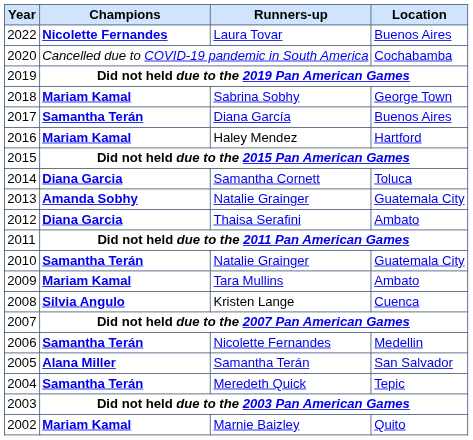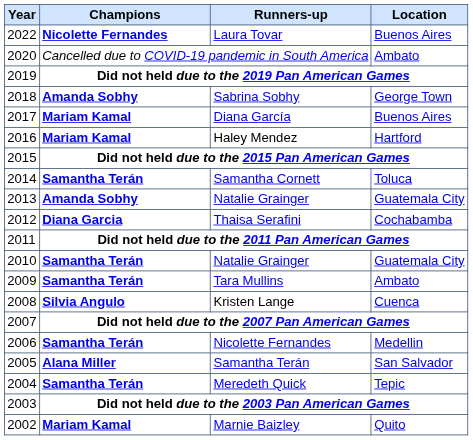(413, 55) Cochabamba -> (397, 55) Ambato
(87, 96) Mariam Kamal -> (90, 96) Amanda Sobhy
(93, 117) Samantha Terán -> (87, 117) Mariam Kamal
(82, 178) Diana Garcia -> (93, 178) Samantha Terán
(397, 219) Ambato -> (413, 219) Cochabamba
(87, 281) Mariam Kamal -> (93, 281) Samantha Terán
